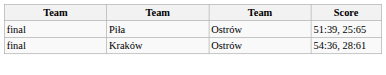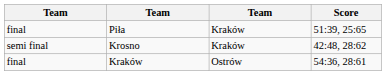(227, 29) Ostrów -> (228, 29) Kraków
+ row: (124, 45)
